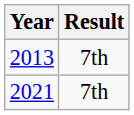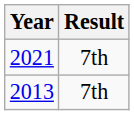rows swapped: (32, 57) <-> (32, 92)
